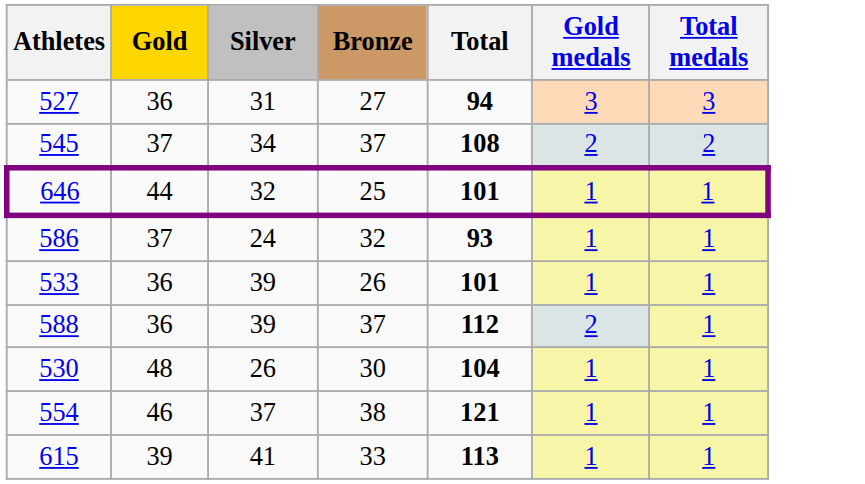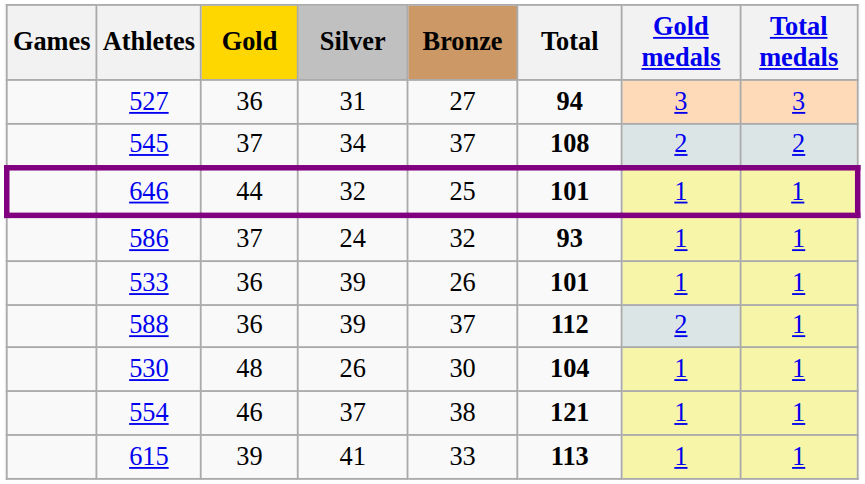+ column: (52, 42)
